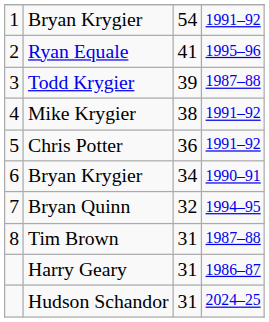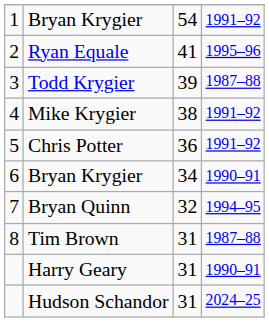(233, 269) 1986–87 -> (233, 269) 1990–91
